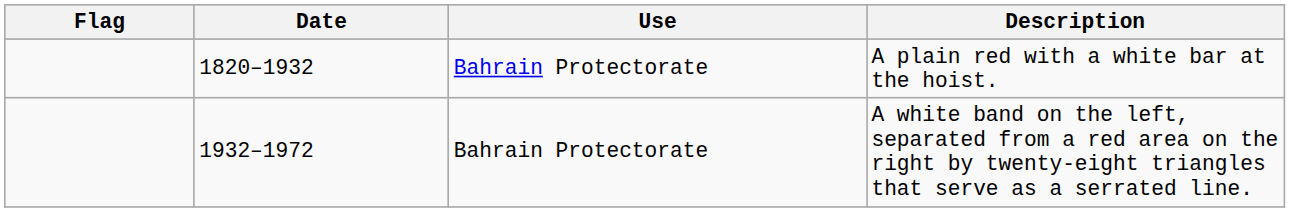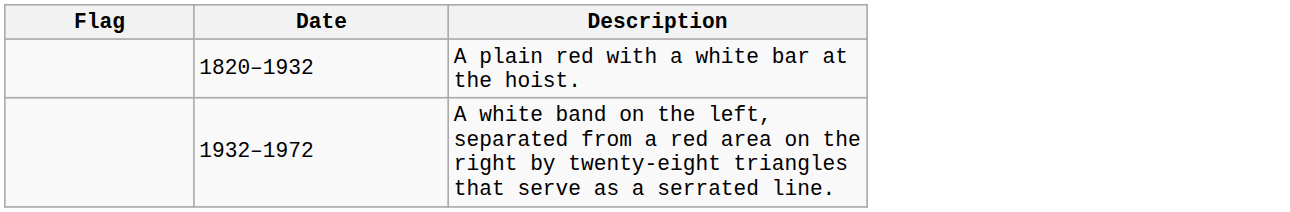- column: (658, 22)
